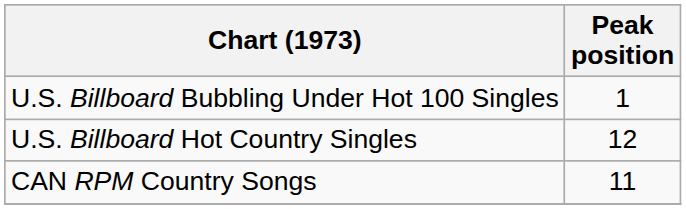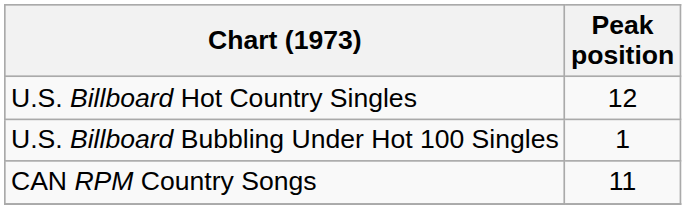rows swapped: (214, 139) <-> (285, 97)
